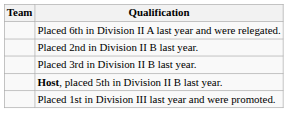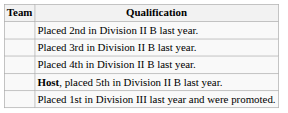- row: (159, 30)
+ row: (117, 64)
